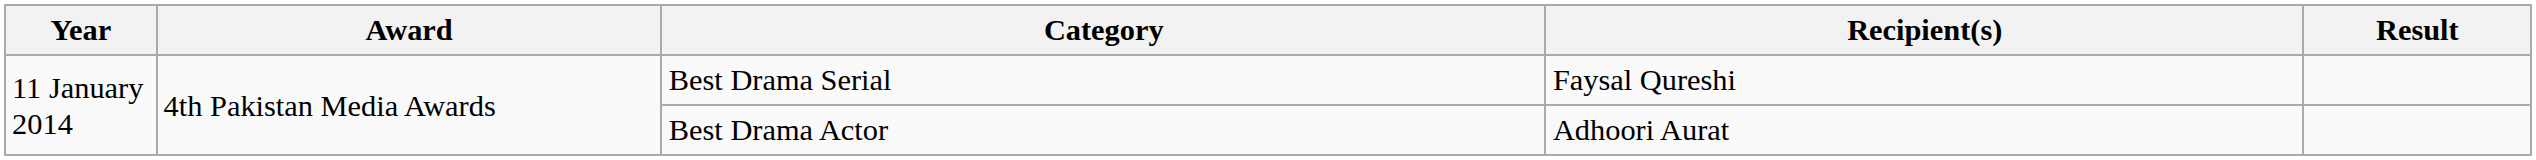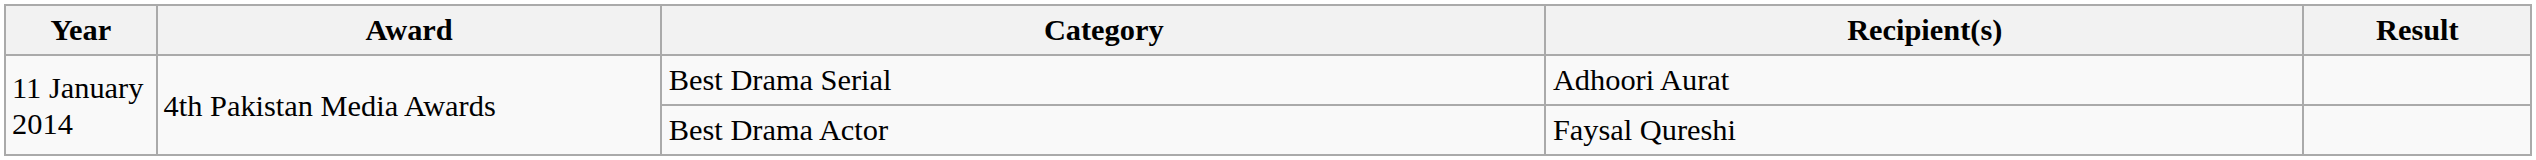(1644, 79) Faysal Qureshi -> (1641, 79) Adhoori Aurat
(1641, 130) Adhoori Aurat -> (1644, 130) Faysal Qureshi
